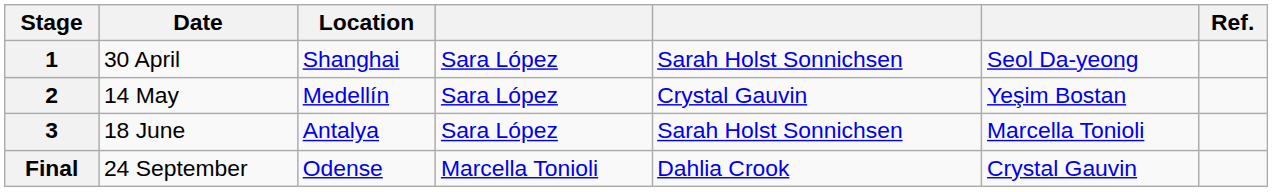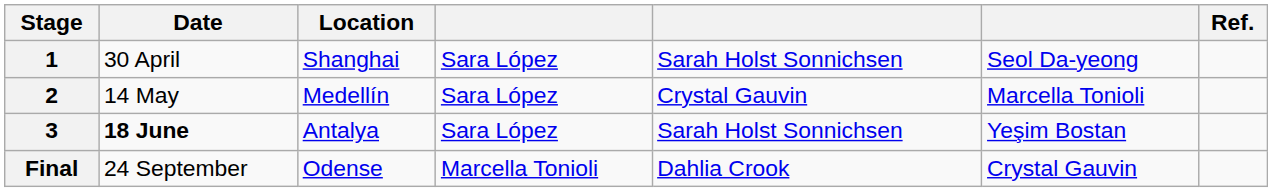(1057, 95) Yeşim Bostan -> (1066, 95) Marcella Tonioli
(145, 131) normal -> (146, 131) bold
(1066, 131) Marcella Tonioli -> (1057, 131) Yeşim Bostan
